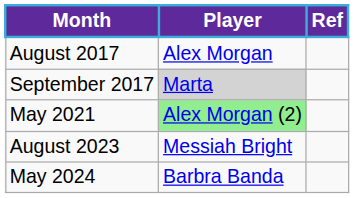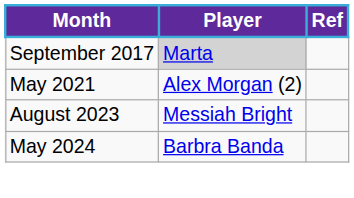- row: (65, 53)
(232, 115) lightgreen background -> (232, 84) no background
